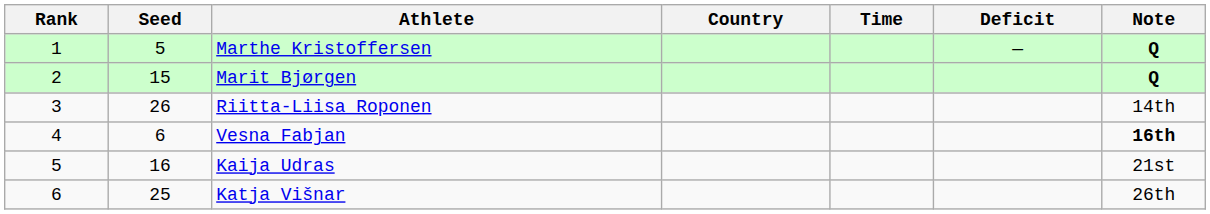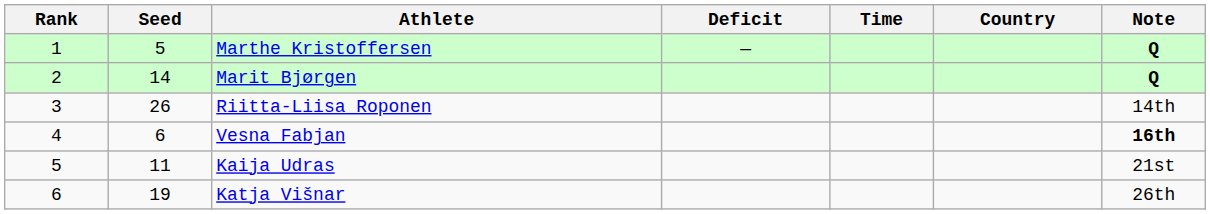columns swapped: (746, 19) <-> (1018, 19)
(160, 78) 15 -> (160, 78) 14
(160, 166) 16 -> (160, 166) 11
(160, 195) 25 -> (160, 195) 19
